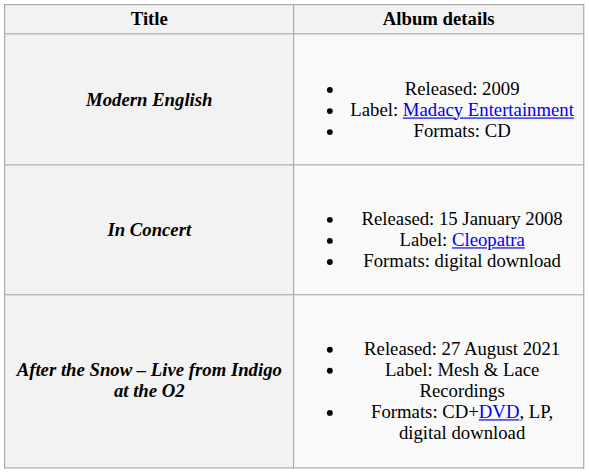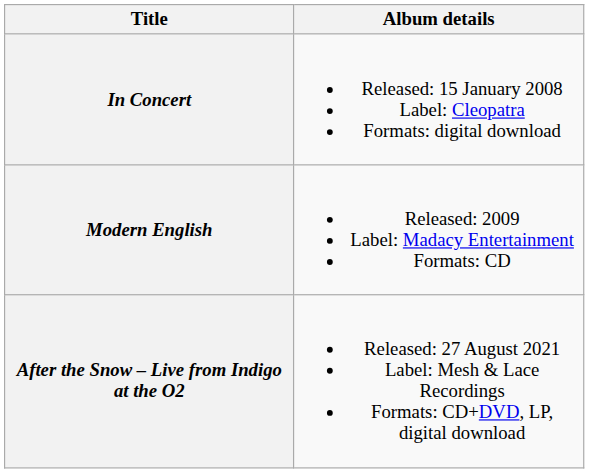rows swapped: (149, 229) <-> (149, 99)
